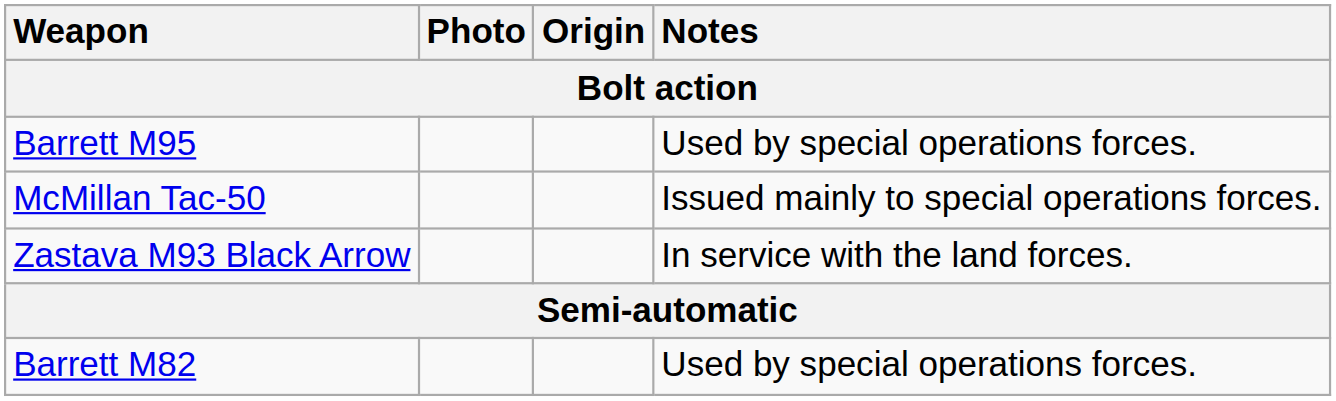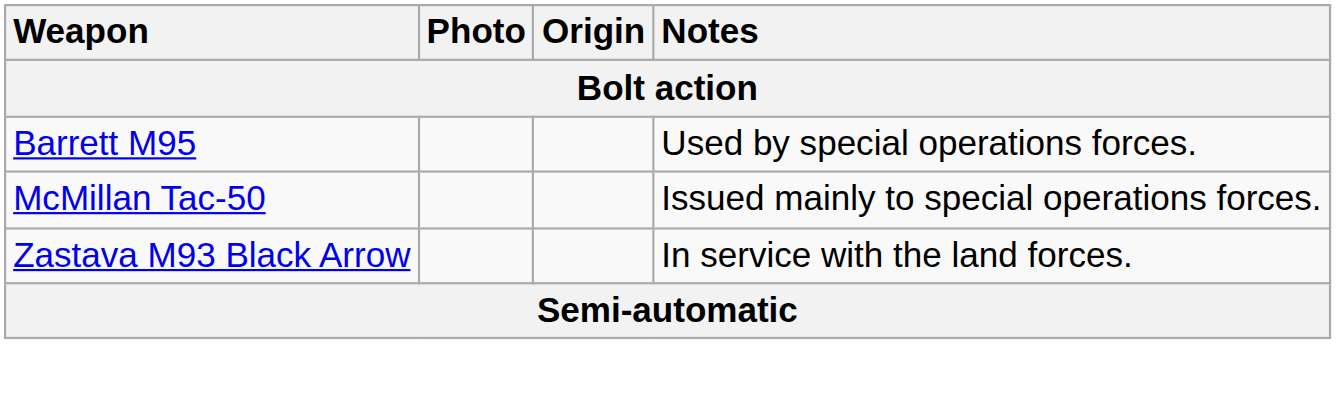- row: (105, 365)
